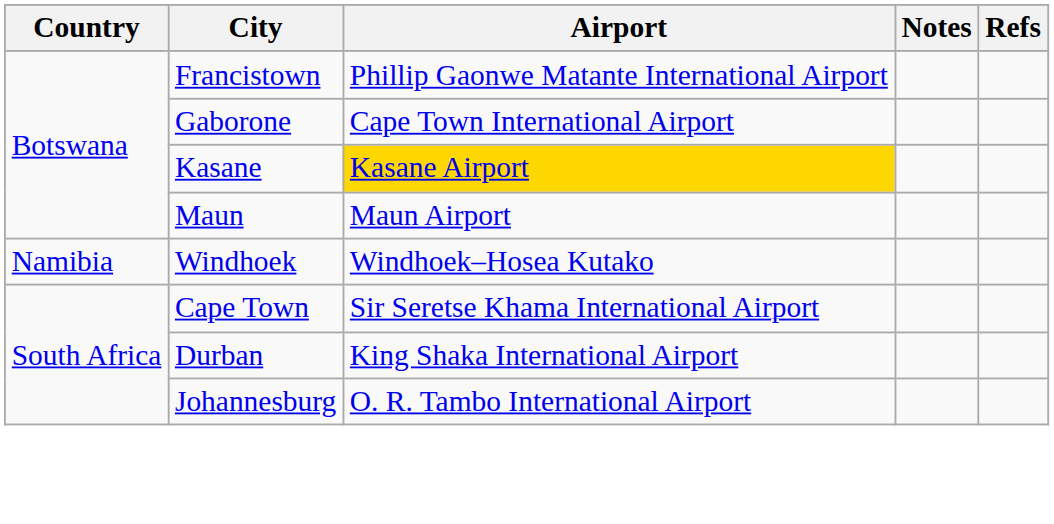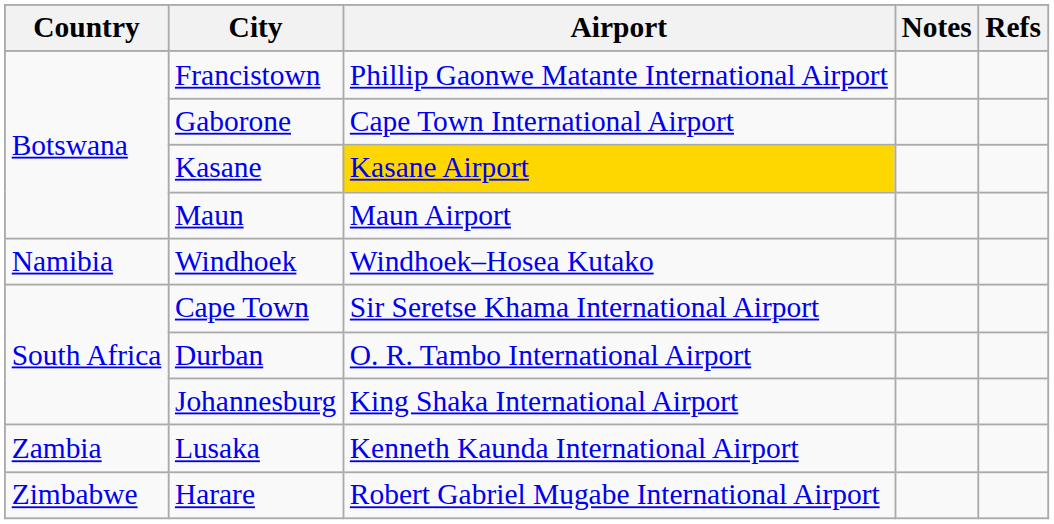(544, 354) King Shaka International Airport -> (551, 354) O. R. Tambo International Airport
(551, 401) O. R. Tambo International Airport -> (544, 401) King Shaka International Airport
+ row: (217, 448)
+ row: (215, 494)
